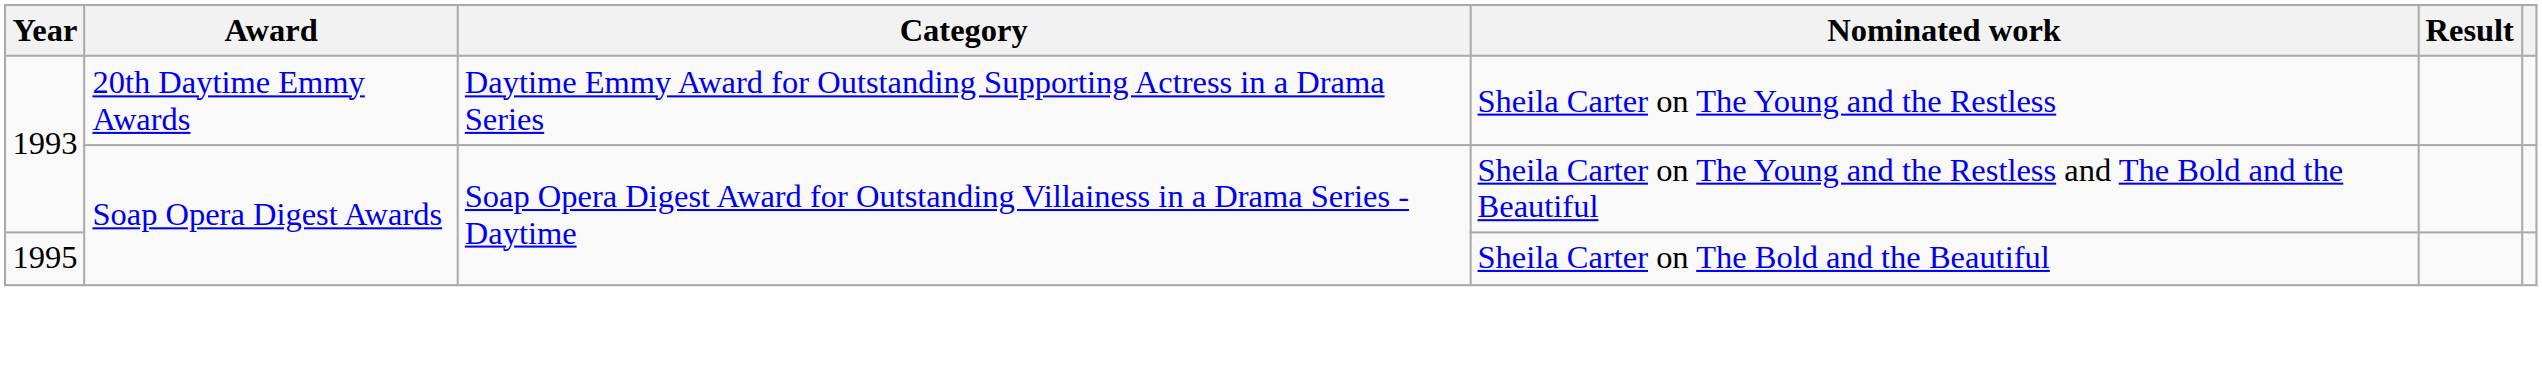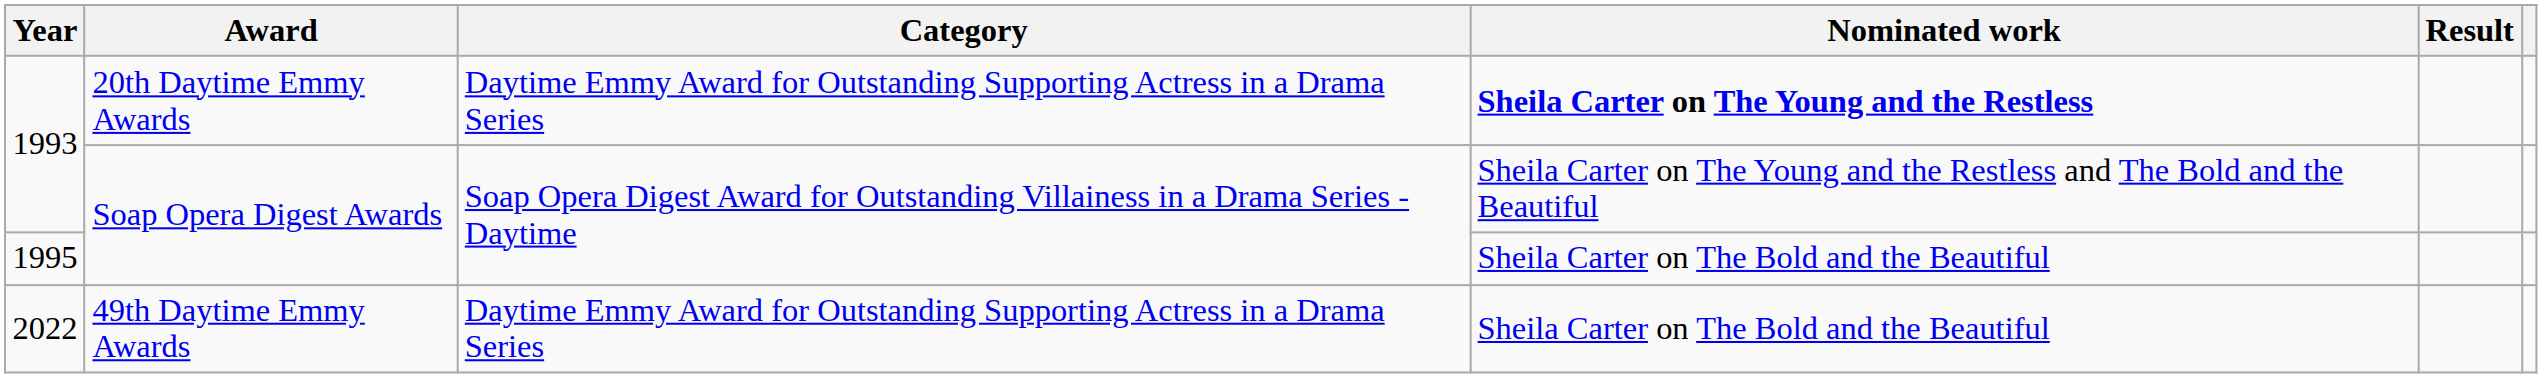(1767, 100) normal -> (1785, 100) bold
+ row: (45, 327)
